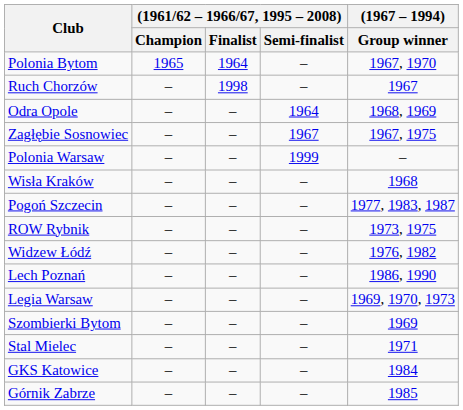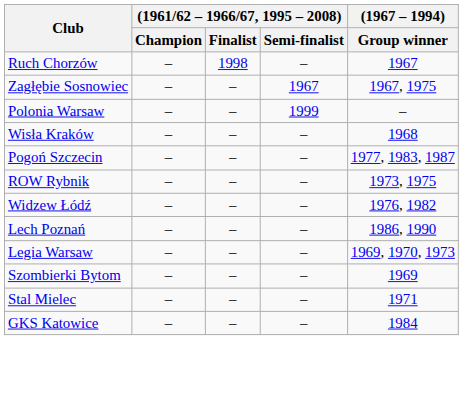- row: (53, 63)
- row: (43, 110)
- row: (51, 393)
